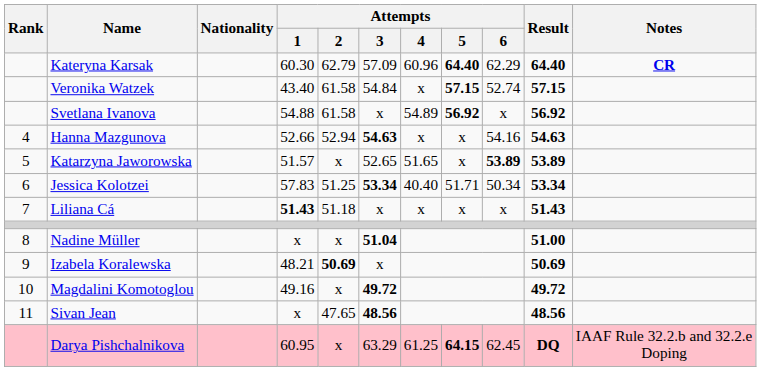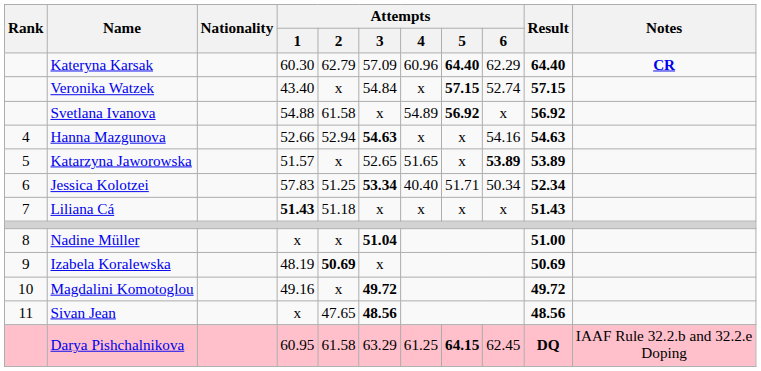(339, 88) 61.58 -> (339, 88) x
(548, 185) 53.34 -> (548, 185) 52.34
(297, 264) 48.21 -> (297, 264) 48.19
(339, 345) x -> (339, 345) 61.58
